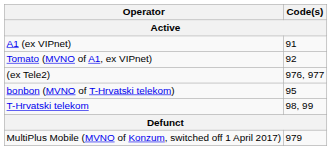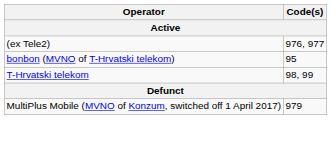- row: (39, 43)
- row: (79, 59)
